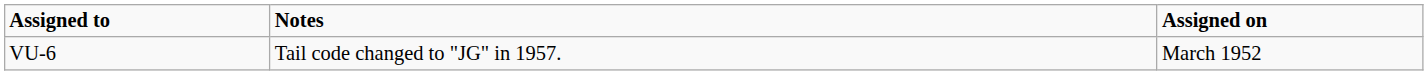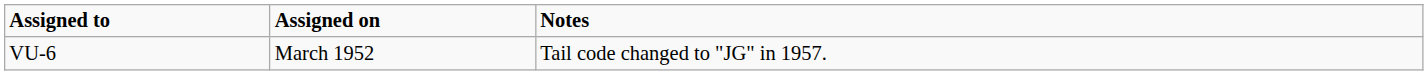columns swapped: (1215, 20) <-> (299, 20)
